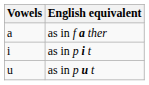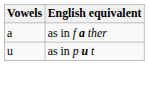- row: (69, 51)
